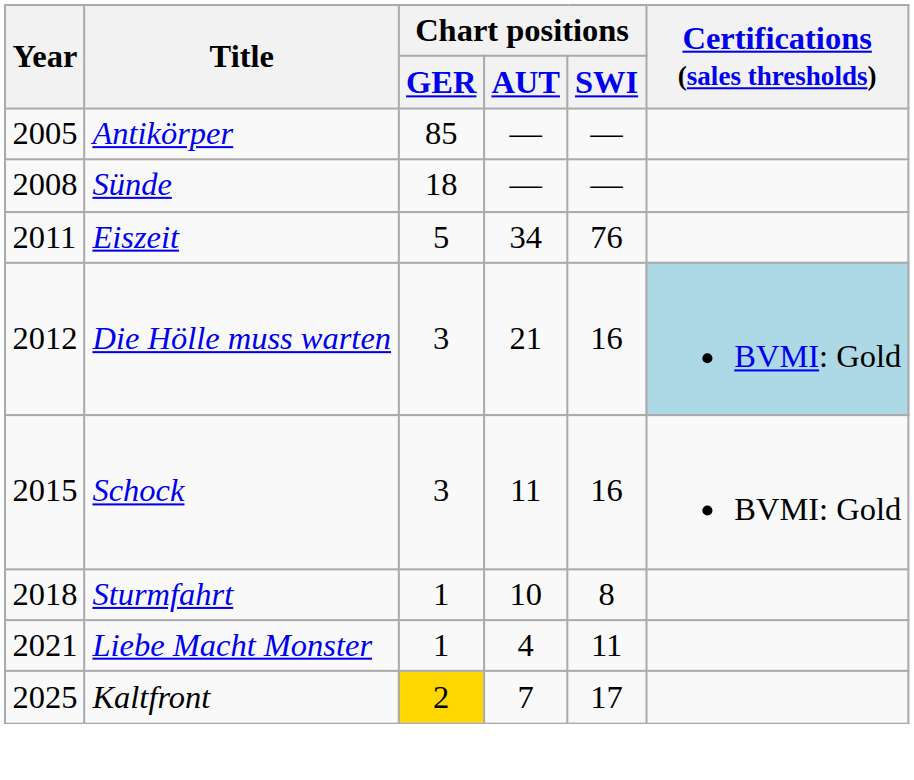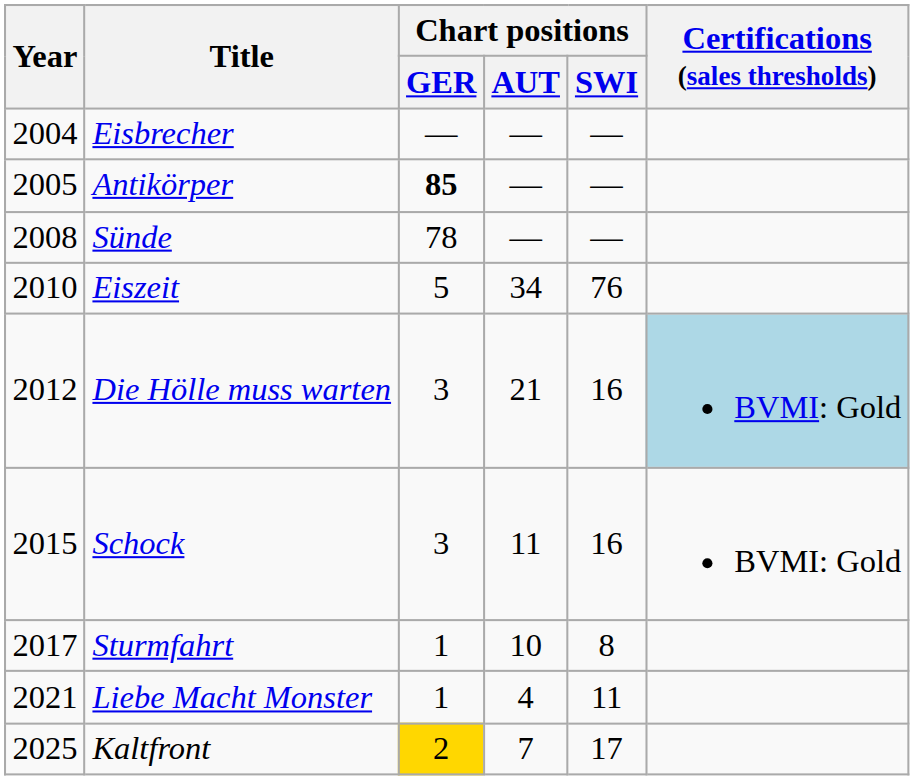+ row: (163, 133)
(441, 133) normal -> (441, 184) bold
(441, 184) 18 -> (441, 236) 78
(44, 236) 2011 -> (45, 287) 2010
(45, 593) 2018 -> (45, 645) 2017
